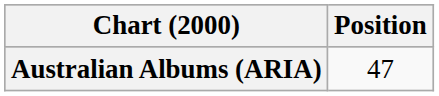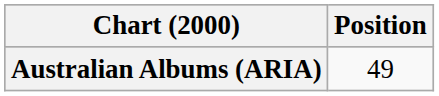(380, 68) 47 -> (380, 68) 49
